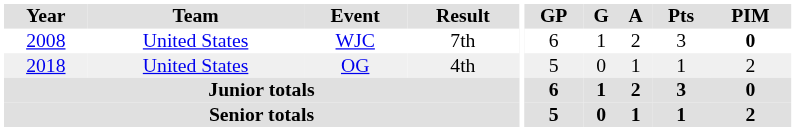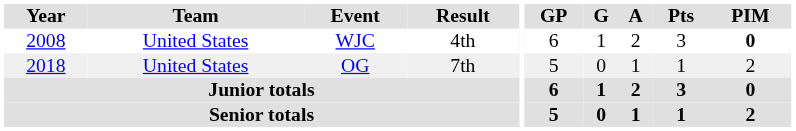(463, 40) 7th -> (463, 40) 4th
(463, 65) 4th -> (463, 65) 7th
